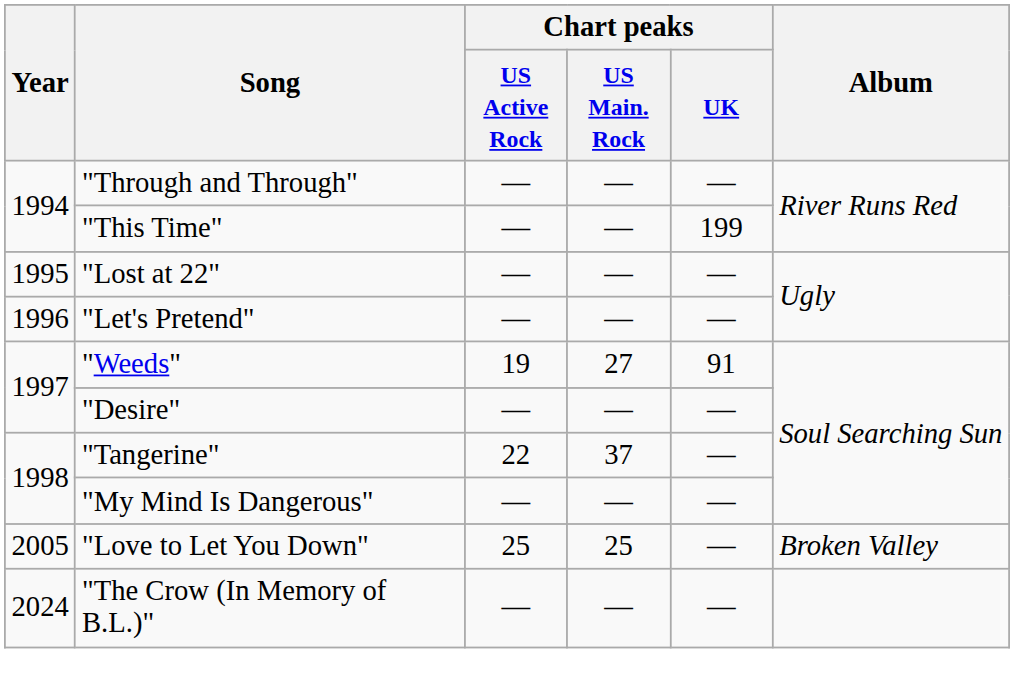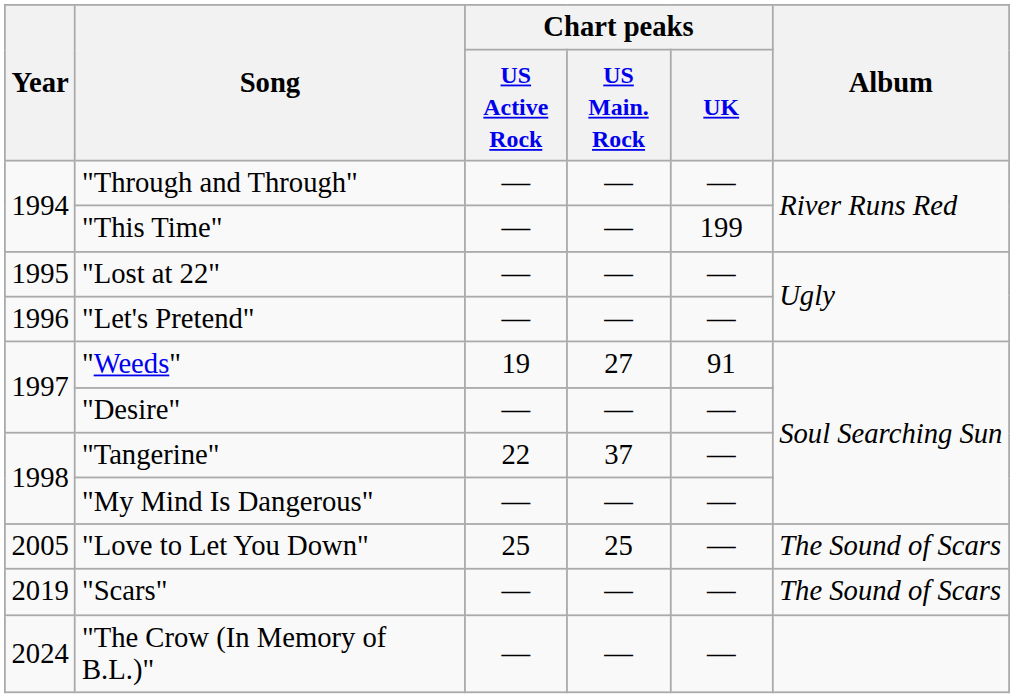(859, 545) Broken Valley -> (890, 545) The Sound of Scars
+ row: (125, 591)
